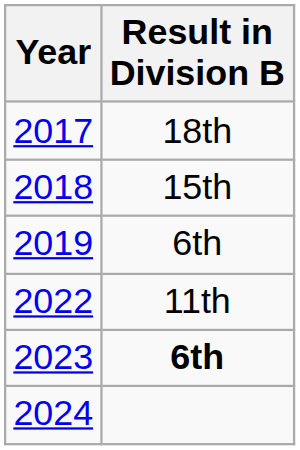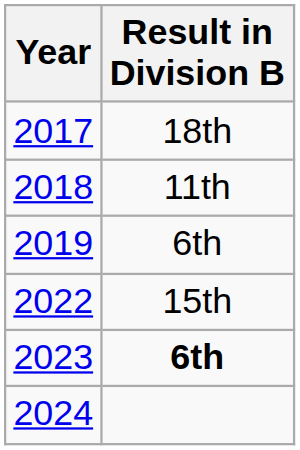(197, 186) 15th -> (197, 186) 11th
(197, 300) 11th -> (197, 300) 15th
